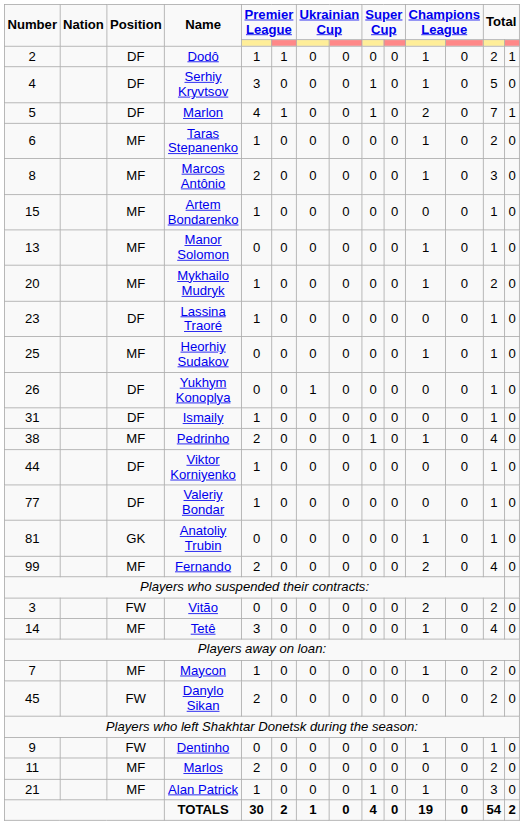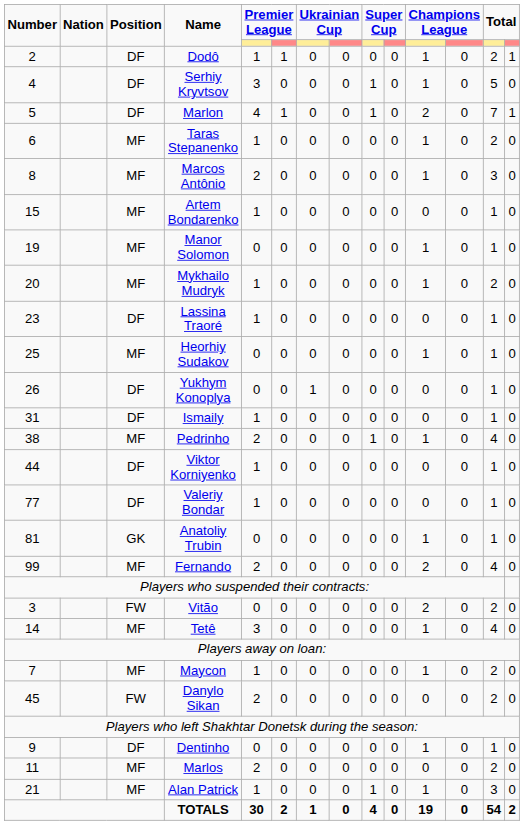(32, 247) 13 -> (32, 247) 19
(136, 747) FW -> (136, 747) DF
